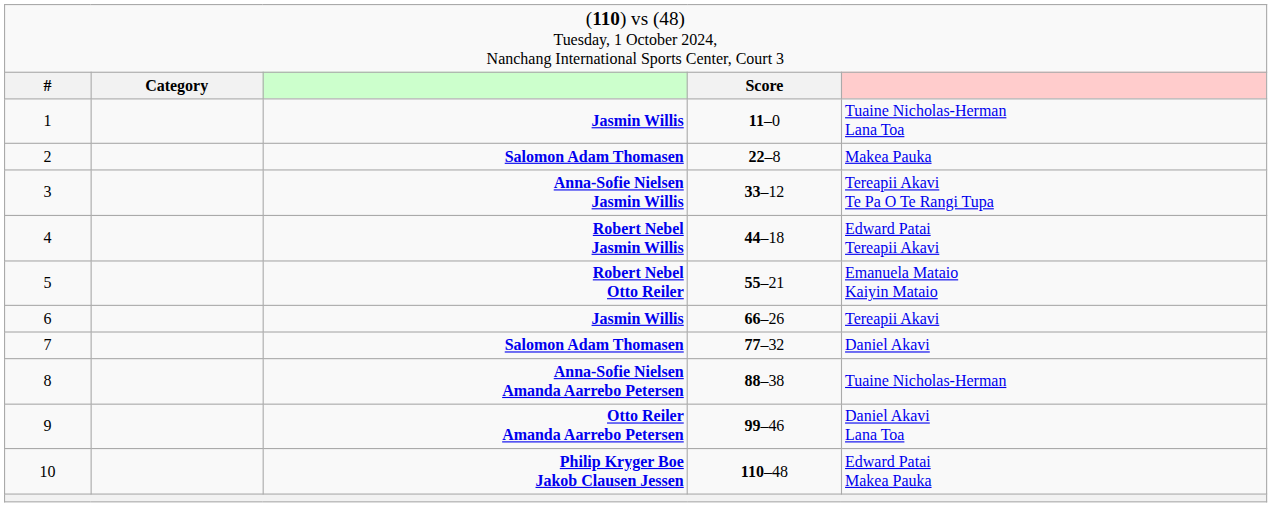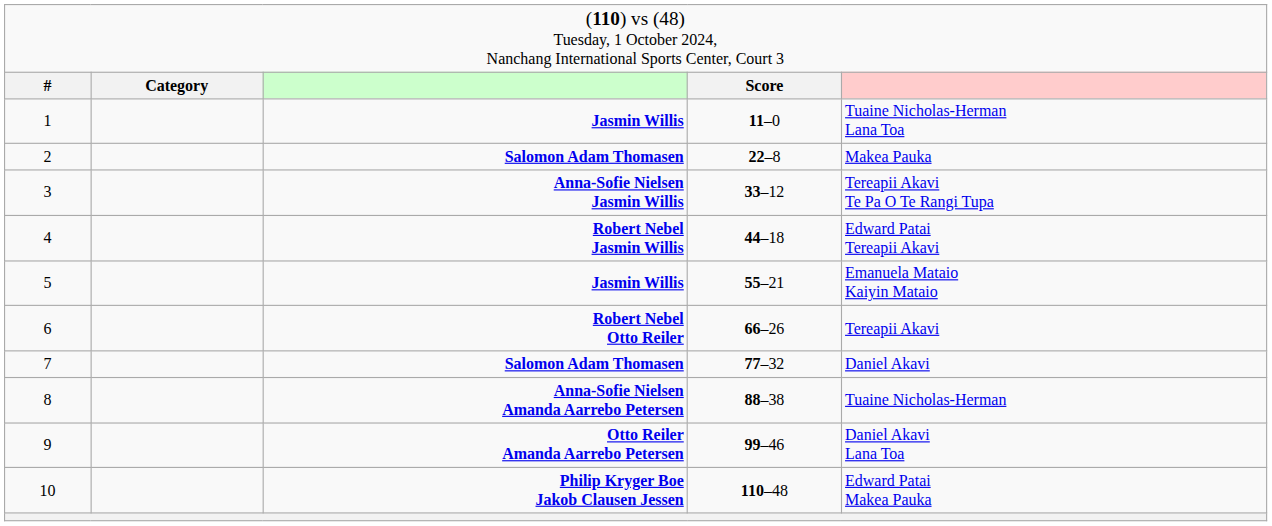(638, 283) Robert Nebel Otto Reiler -> (638, 283) Jasmin Willis
(638, 319) Jasmin Willis -> (638, 328) Robert Nebel Otto Reiler
